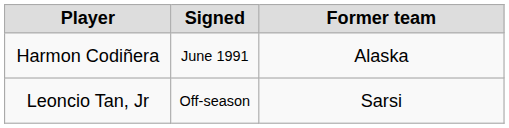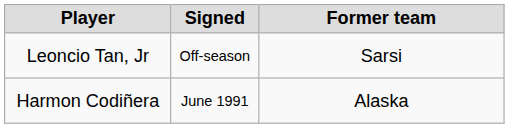rows swapped: (88, 100) <-> (88, 55)
